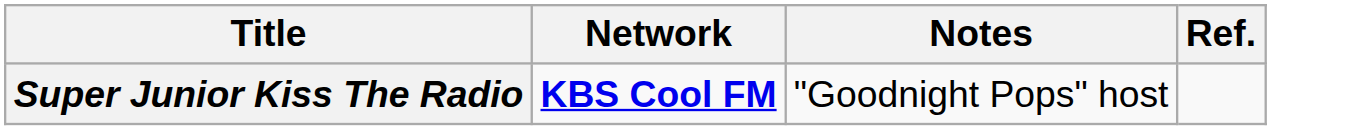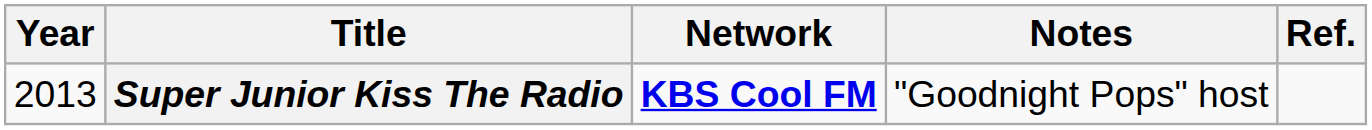+ column: (55, 34)
